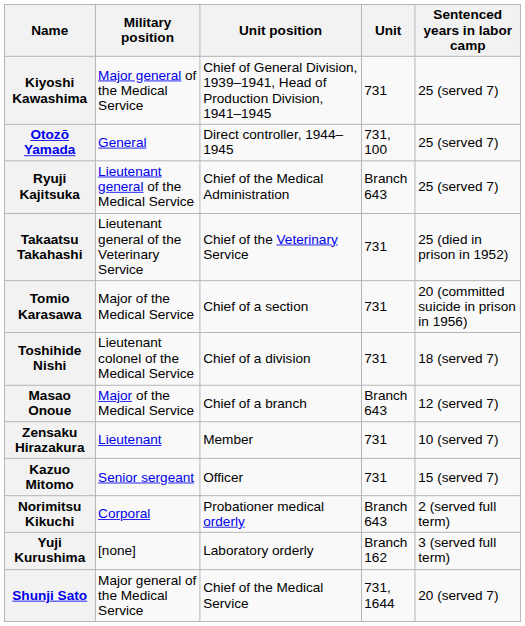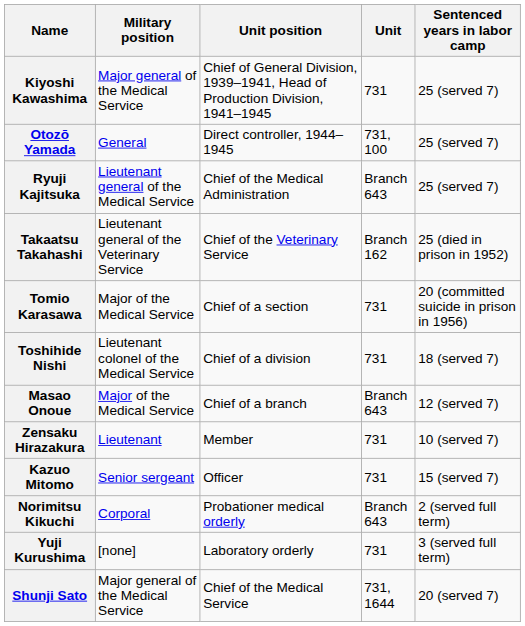(376, 246) 731 -> (386, 246) Branch 162
(386, 550) Branch 162 -> (376, 550) 731
